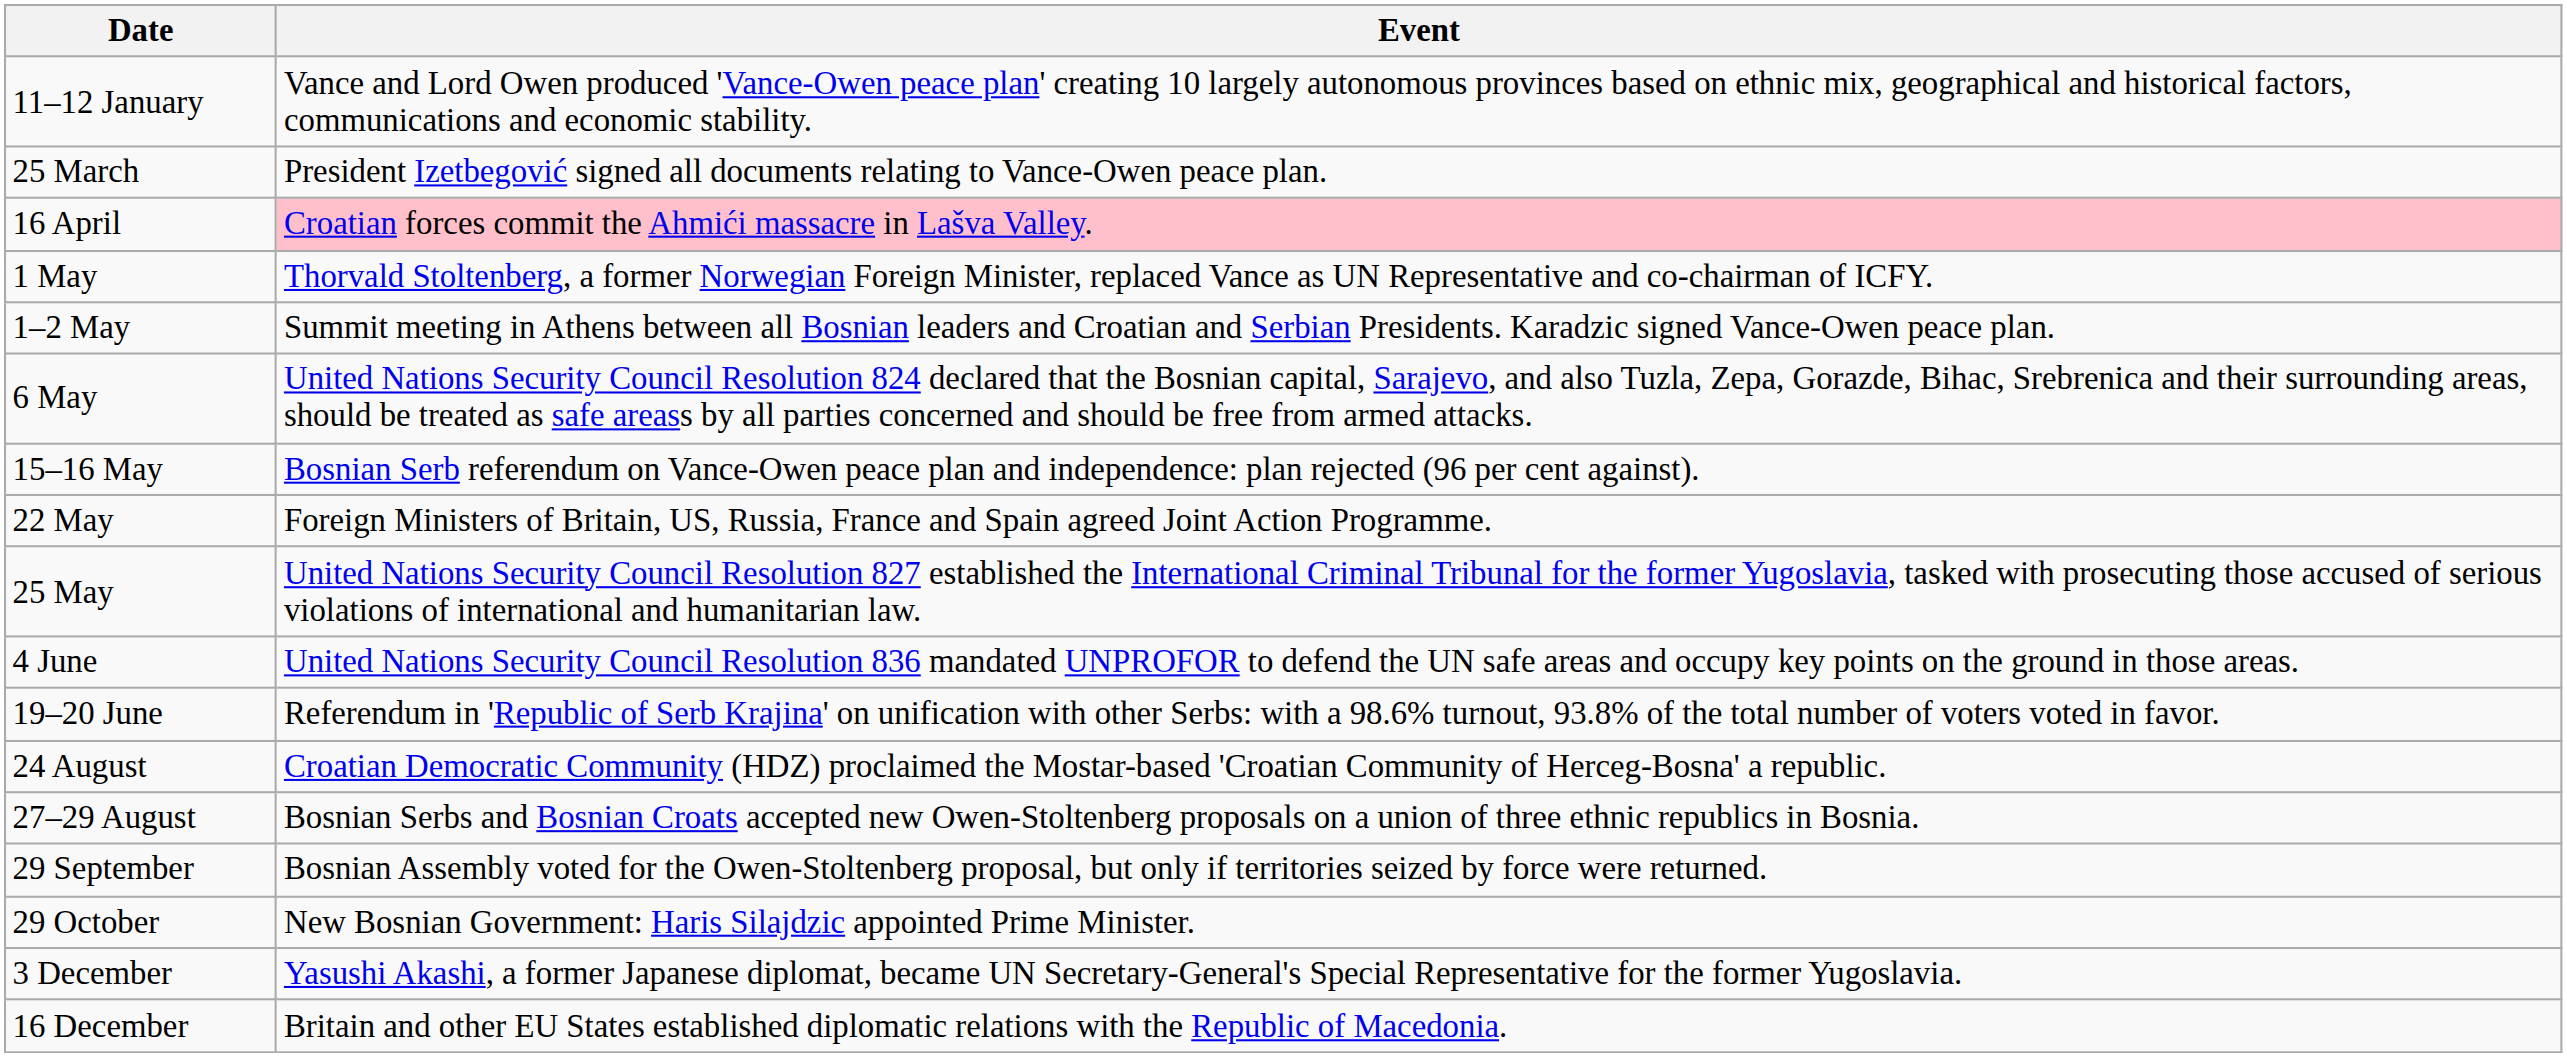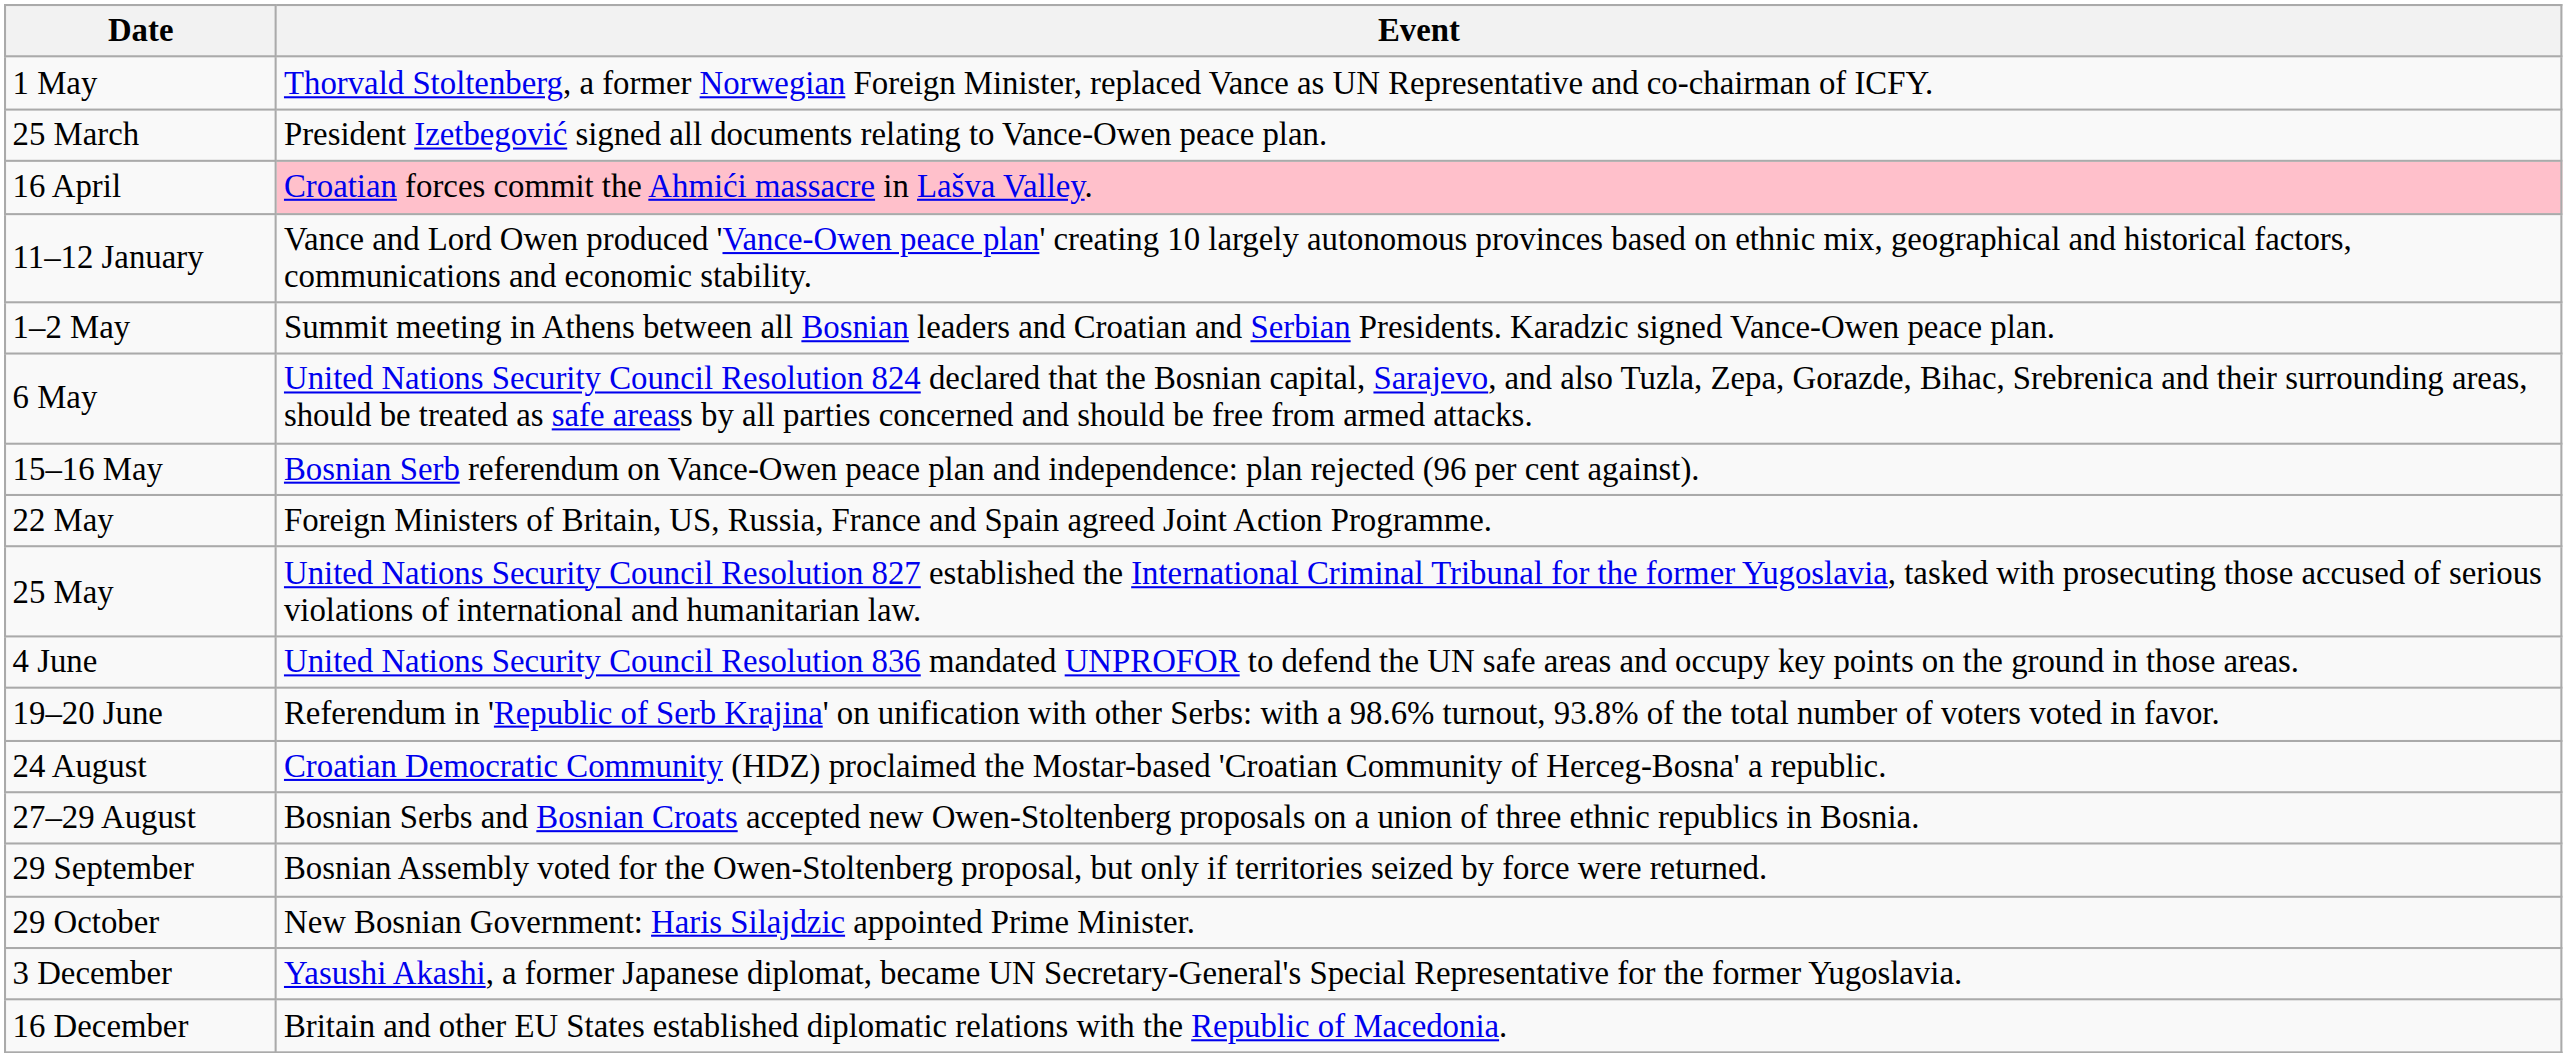rows swapped: (108, 100) <-> (55, 275)
